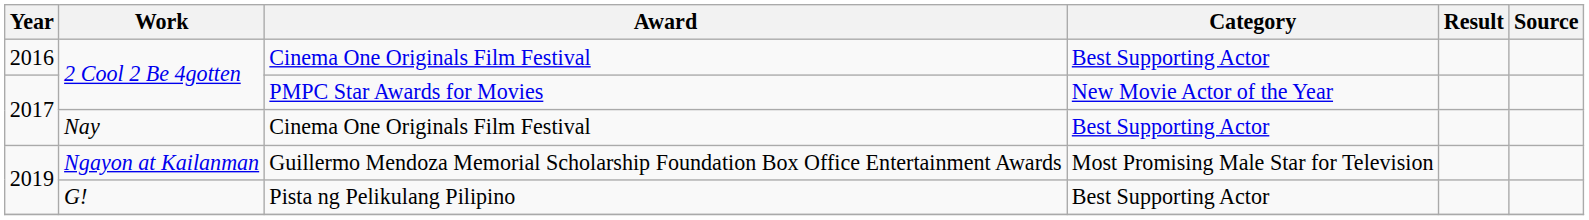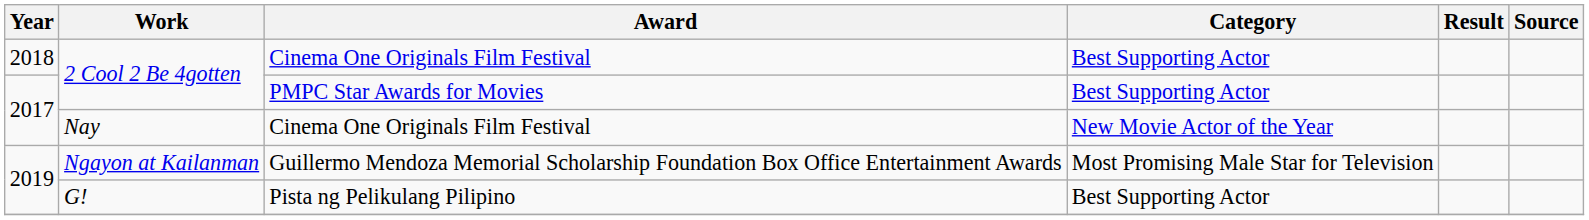(32, 57) 2016 -> (32, 57) 2018
(1202, 92) New Movie Actor of the Year -> (1171, 92) Best Supporting Actor
(1171, 127) Best Supporting Actor -> (1202, 127) New Movie Actor of the Year
